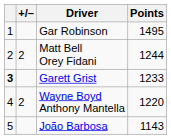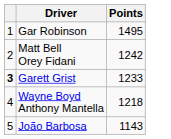- column: (26, 13)
(152, 55) 1244 -> (131, 55) 1242
(152, 102) 1220 -> (131, 102) 1218
